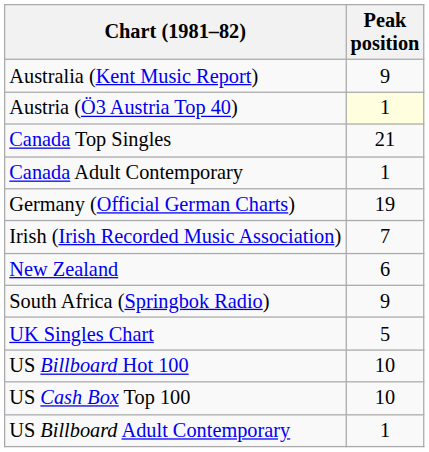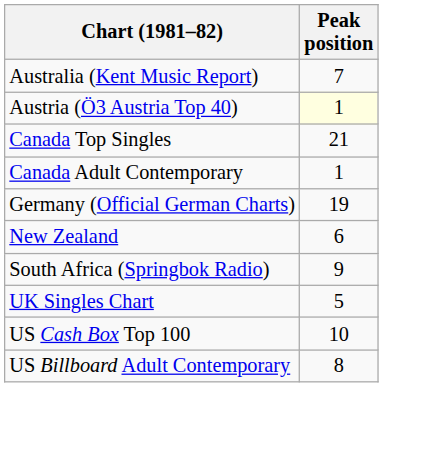(385, 75) 9 -> (339, 75) 7
- row: (175, 236)
- row: (99, 365)
(385, 430) 1 -> (339, 365) 8
